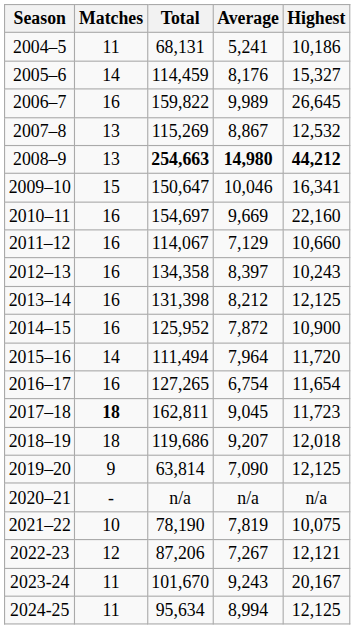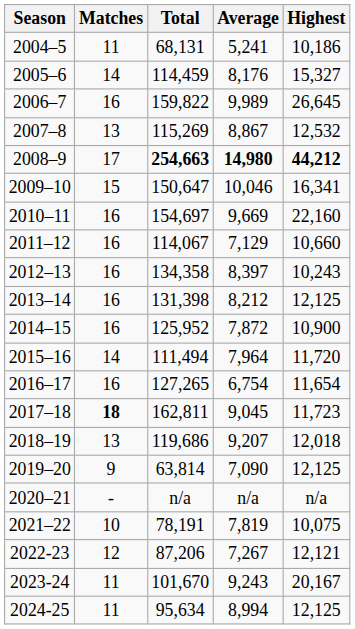(111, 159) 13 -> (111, 159) 17
(111, 441) 18 -> (111, 441) 13
(180, 525) 78,190 -> (180, 525) 78,191
